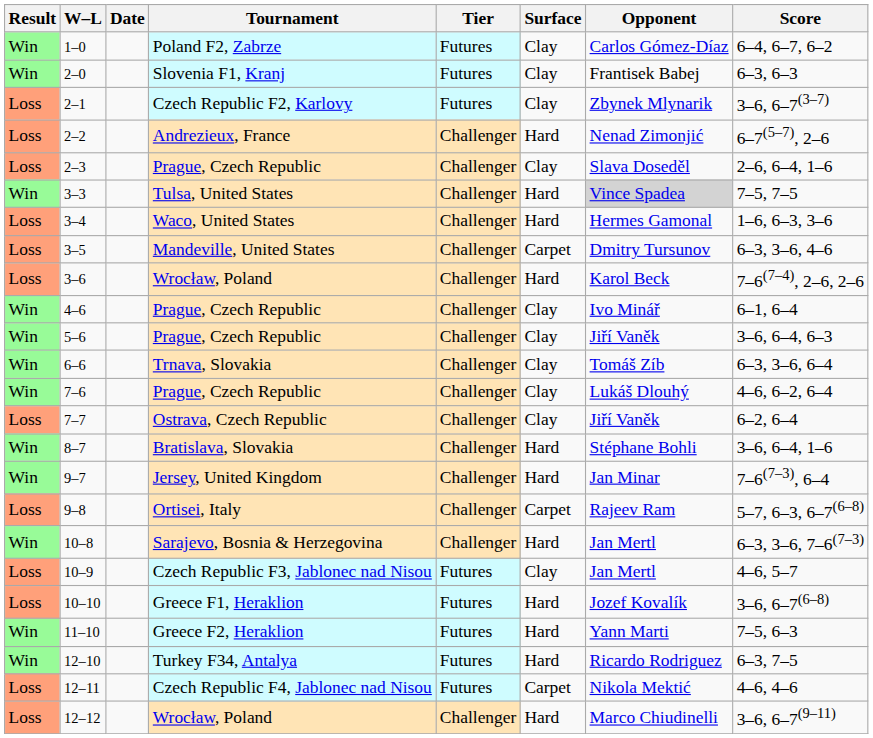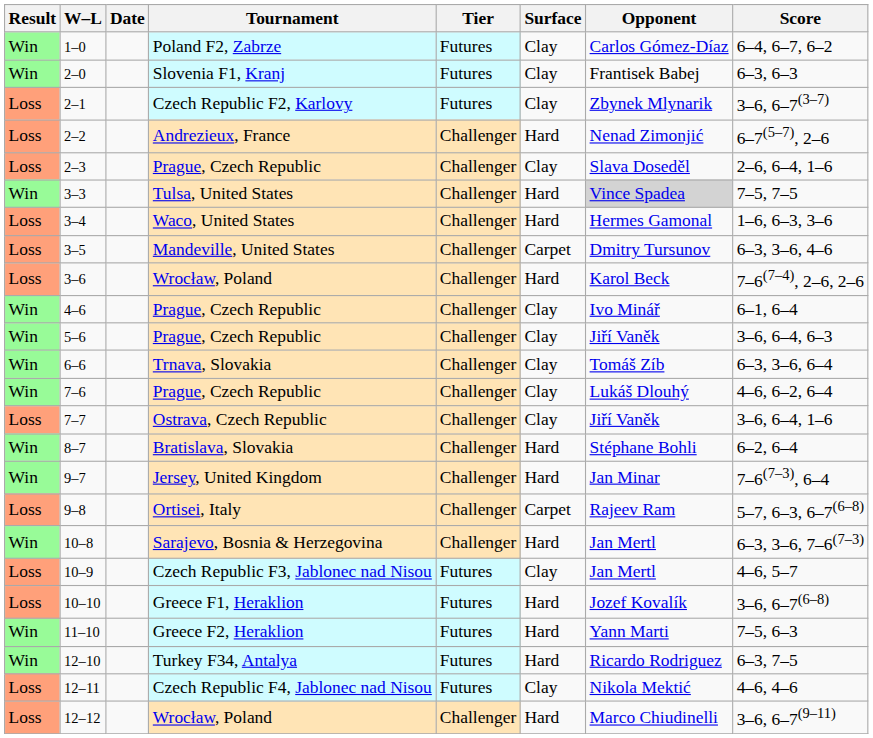(767, 419) 6–2, 6–4 -> (785, 419) 3–6, 6–4, 1–6
(785, 447) 3–6, 6–4, 1–6 -> (767, 447) 6–2, 6–4
(548, 687) Carpet -> (541, 687) Clay
